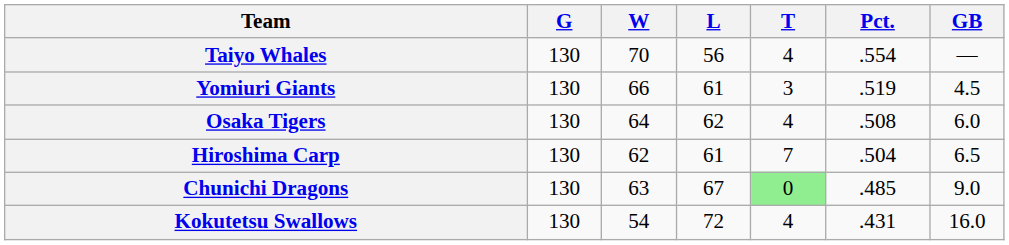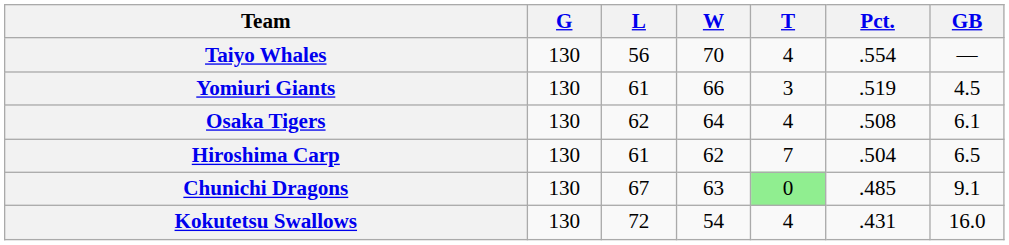columns swapped: (639, 21) <-> (713, 21)
(967, 121) 6.0 -> (967, 121) 6.1
(967, 188) 9.0 -> (967, 188) 9.1
